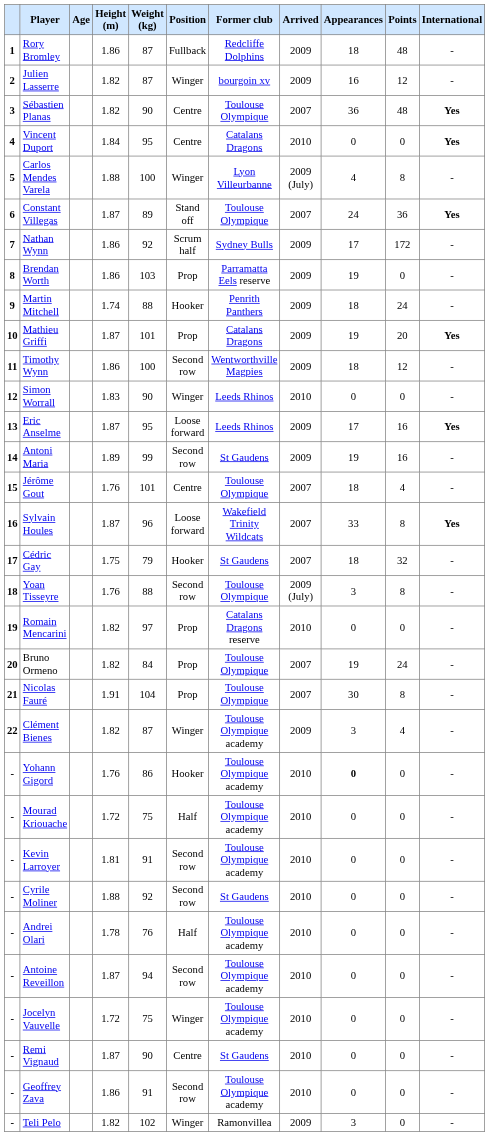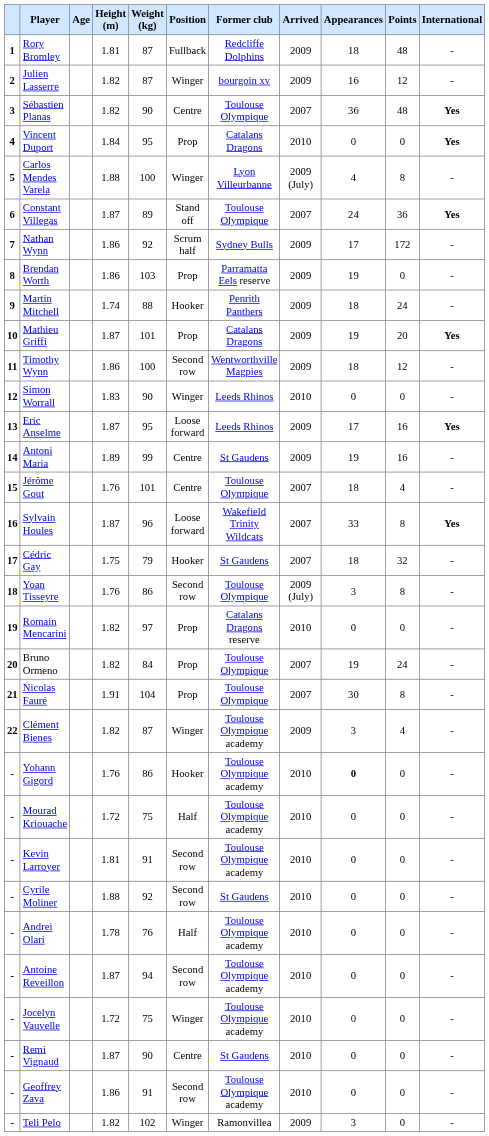(111, 50) 1.86 -> (111, 50) 1.81
(188, 141) Centre -> (188, 141) Prop
(188, 457) Second row -> (188, 457) Centre
(147, 590) 88 -> (147, 590) 86
